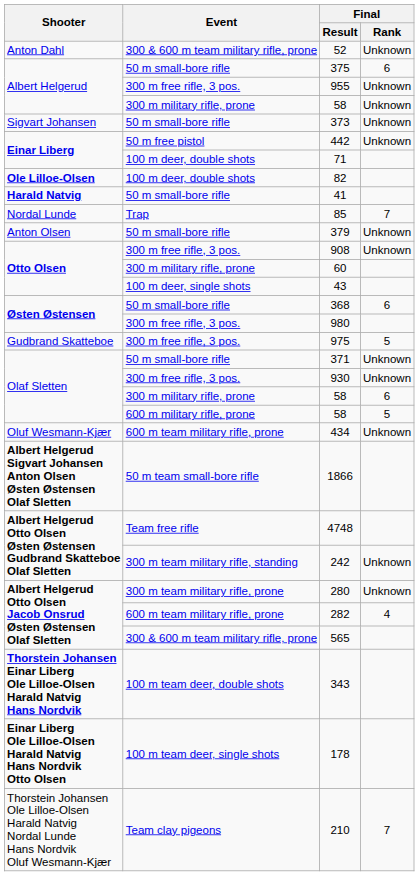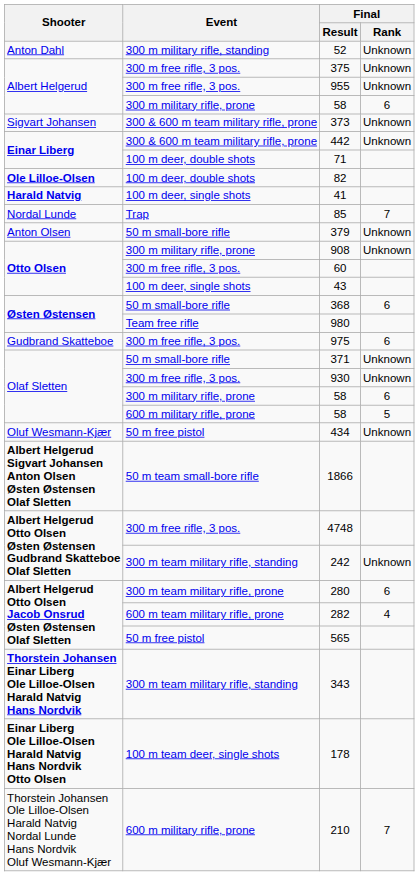(221, 50) 300 & 600 m team military rifle, prone -> (197, 50) 300 m military rifle, standing
(178, 68) 50 m small-bore rifle -> (183, 68) 300 m free rifle, 3 pos.
(387, 68) 6 -> (387, 68) Unknown
(387, 105) Unknown -> (387, 105) 6
(178, 123) 50 m small-bore rifle -> (221, 123) 300 & 600 m team military rifle, prone
(165, 141) 50 m free pistol -> (221, 141) 300 & 600 m team military rifle, prone
(178, 196) 50 m small-bore rifle -> (188, 196) 100 m deer, single shots
(183, 250) 300 m free rifle, 3 pos. -> (190, 250) 300 m military rifle, prone
(190, 269) 300 m military rifle, prone -> (183, 269) 300 m free rifle, 3 pos.
(183, 323) 300 m free rifle, 3 pos. -> (162, 323) Team free rifle
(387, 341) 5 -> (387, 341) 6
(205, 432) 600 m team military rifle, prone -> (165, 432) 50 m free pistol
(162, 528) Team free rifle -> (183, 528) 300 m free rifle, 3 pos.
(387, 592) Unknown -> (387, 592) 6
(221, 638) 300 & 600 m team military rifle, prone -> (165, 638) 50 m free pistol
(205, 684) 100 m team deer, double shots -> (212, 684) 300 m team military rifle, standing
(173, 830) Team clay pigeons -> (190, 830) 600 m military rifle, prone
